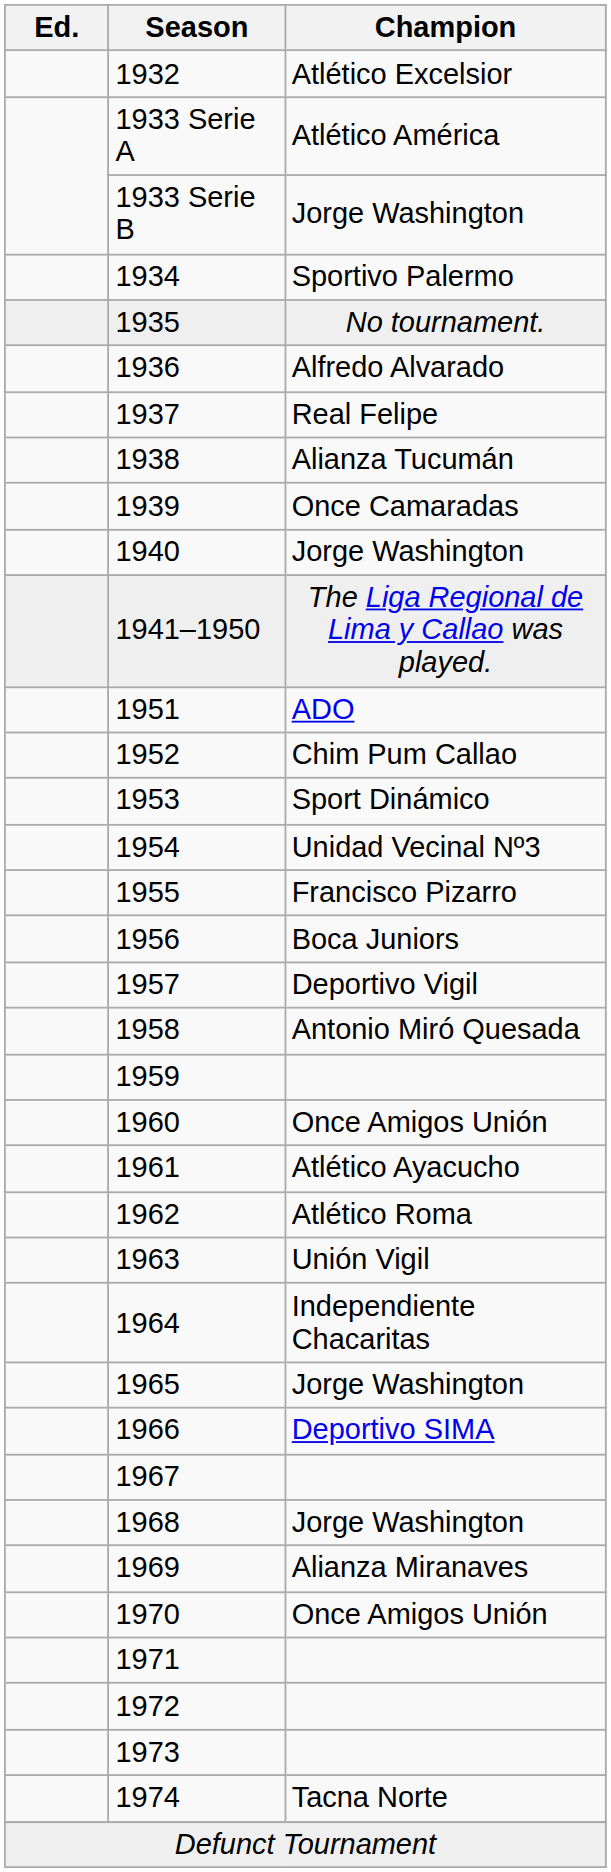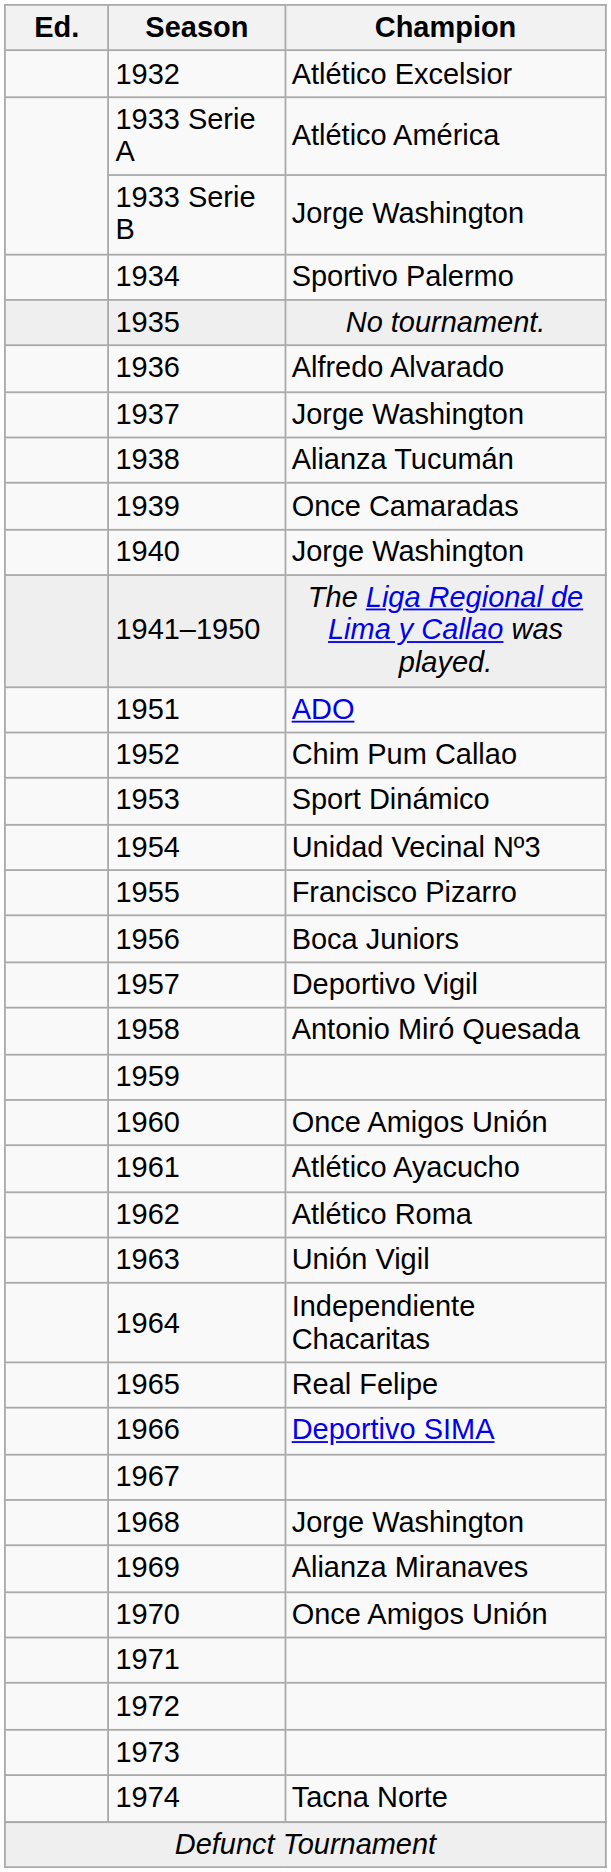(365, 414) Real Felipe -> (408, 414) Jorge Washington
(408, 1384) Jorge Washington -> (365, 1384) Real Felipe
